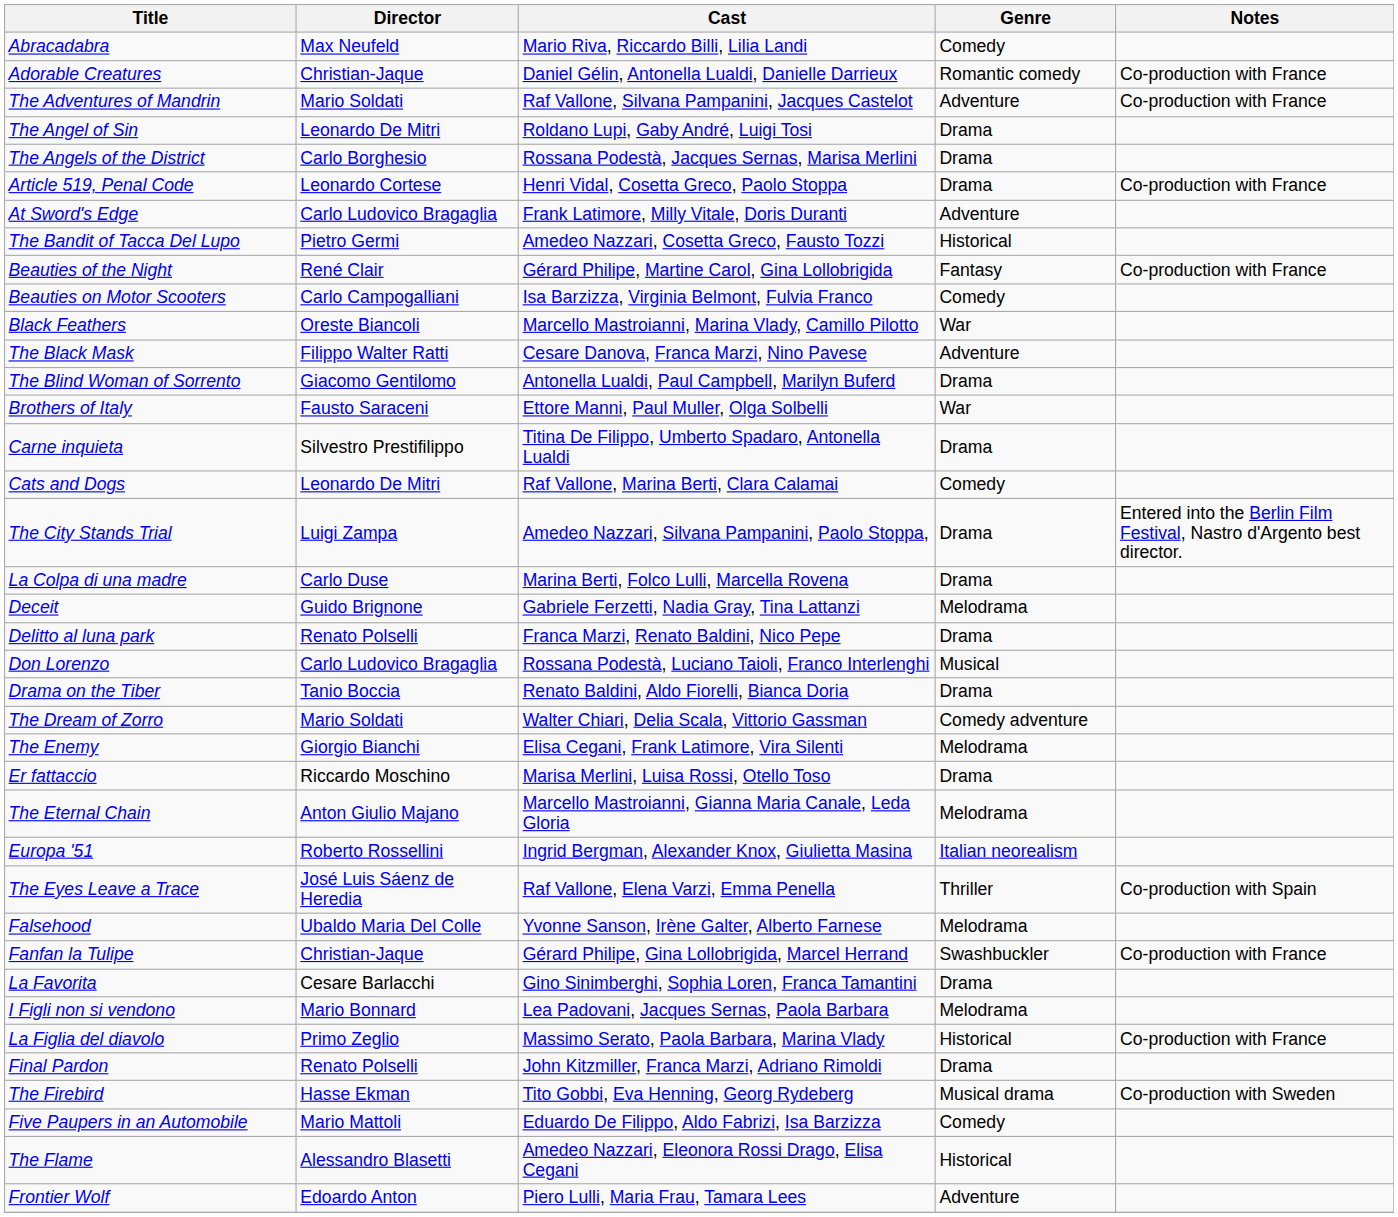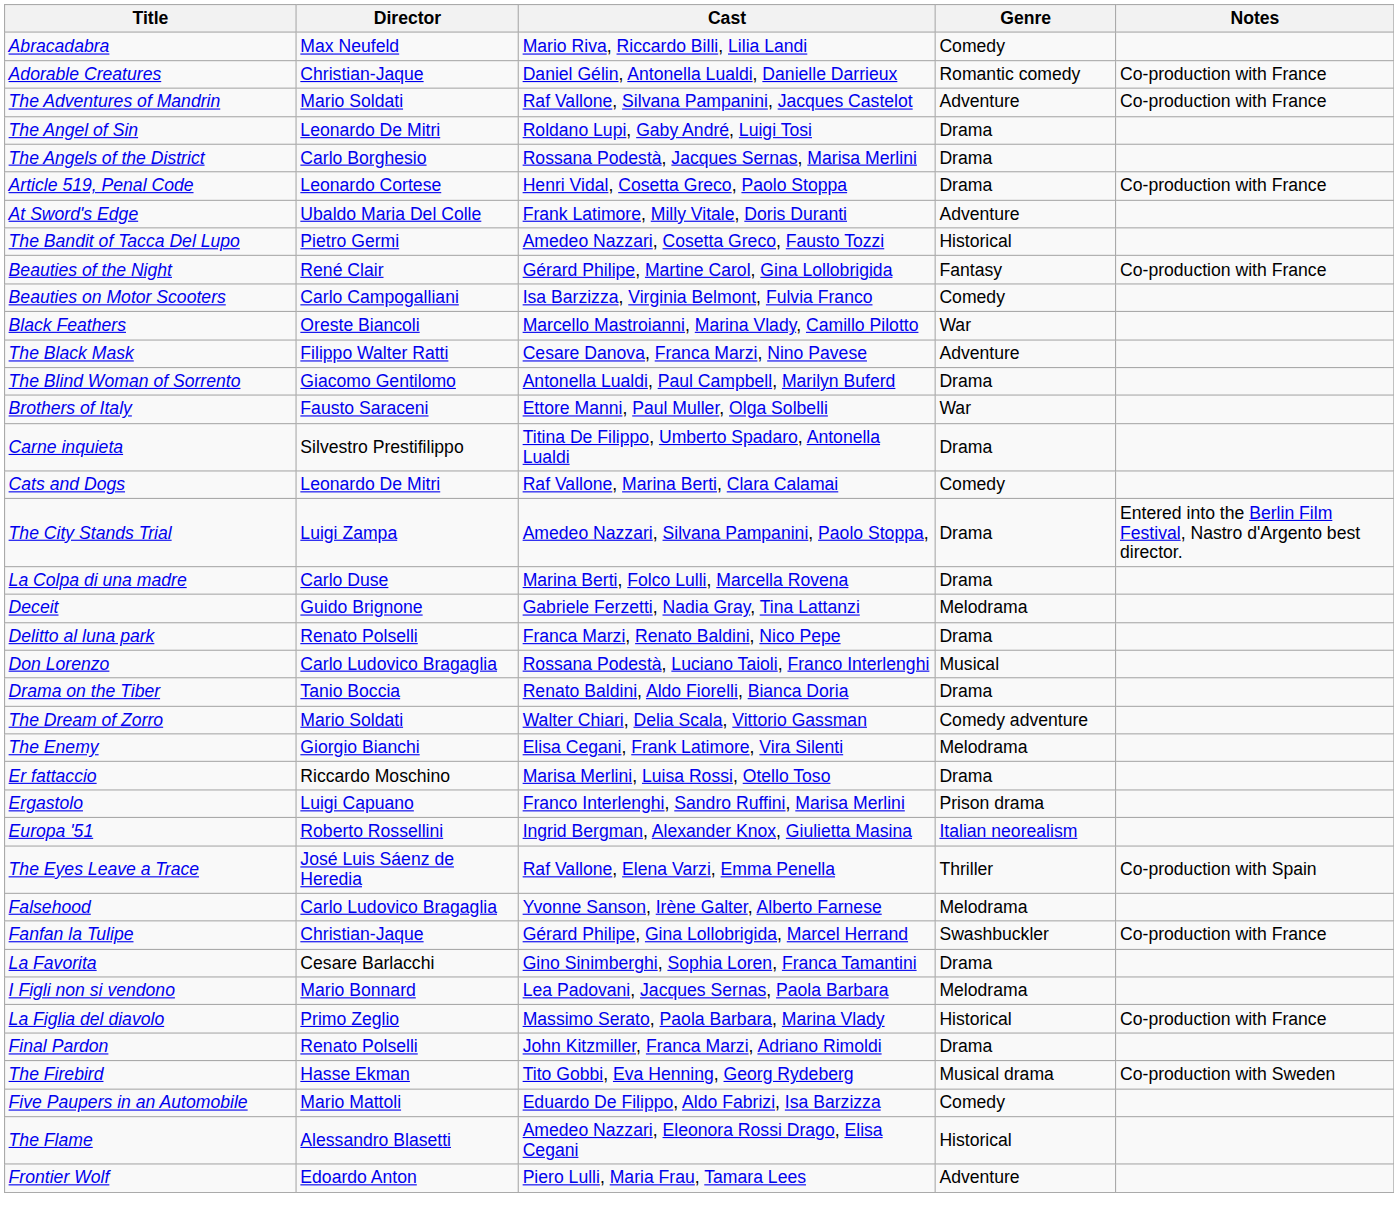(399, 213) Carlo Ludovico Bragaglia -> (391, 213) Ubaldo Maria Del Colle
+ row: (46, 803)
- row: (80, 813)
(391, 926) Ubaldo Maria Del Colle -> (399, 907) Carlo Ludovico Bragaglia
